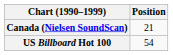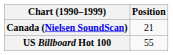(149, 43) 54 -> (149, 43) 55
